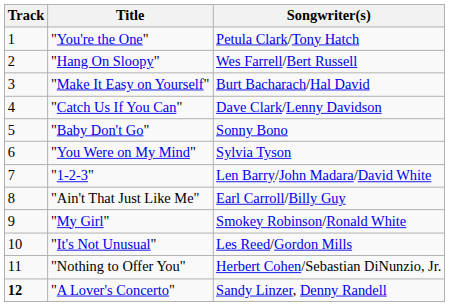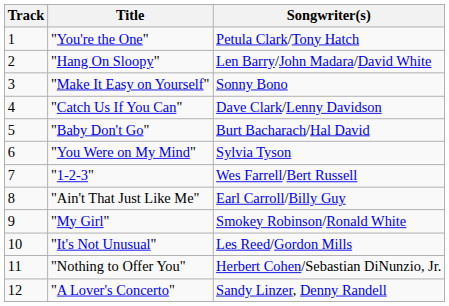(287, 61) Wes Farrell/Bert Russell -> (324, 61) Len Barry/John Madara/David White
(293, 84) Burt Bacharach/Hal David -> (252, 84) Sonny Bono
(252, 130) Sonny Bono -> (293, 130) Burt Bacharach/Hal David
(324, 175) Len Barry/John Madara/David White -> (287, 175) Wes Farrell/Bert Russell
(15, 289) bold -> (15, 289) normal
